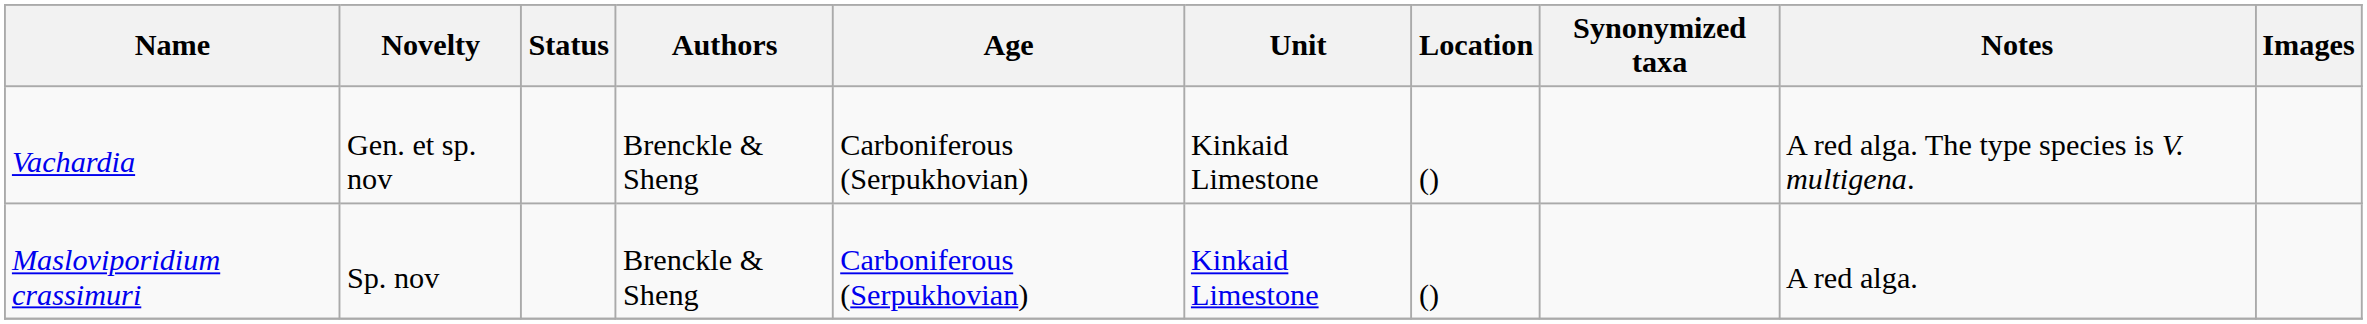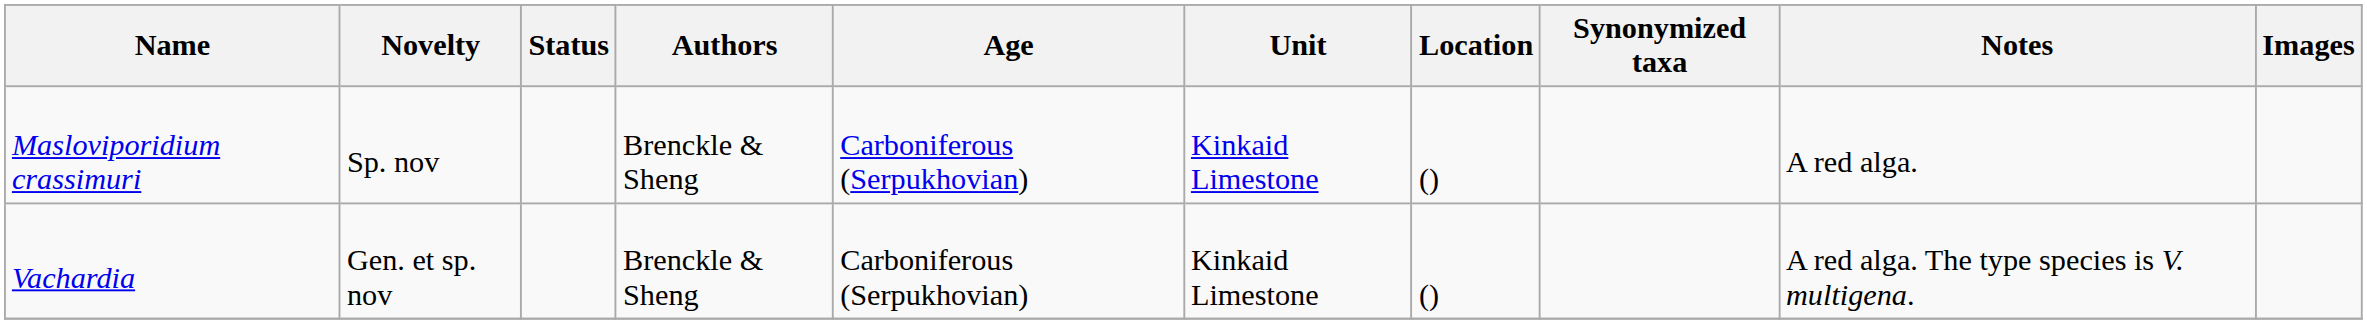rows swapped: (116, 277) <-> (74, 161)
